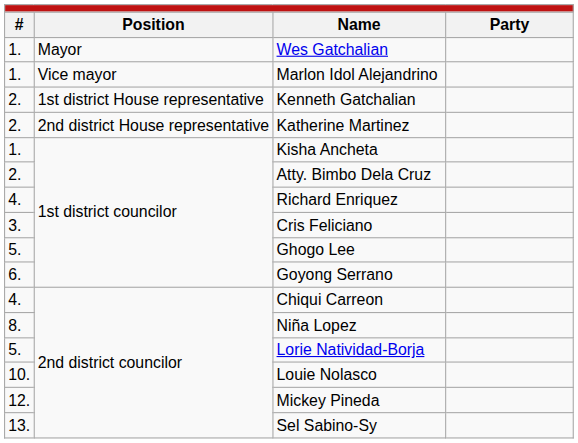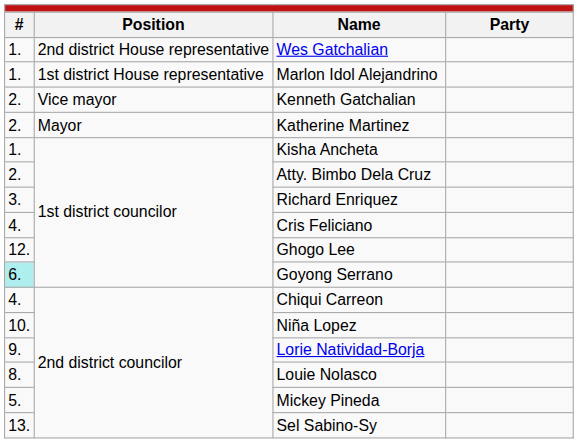(60, 50) Mayor -> (153, 50) 2nd district House representative
(77, 75) Vice mayor -> (151, 75) 1st district House representative
(151, 100) 1st district House representative -> (77, 100) Vice mayor
(153, 125) 2nd district House representative -> (60, 125) Mayor
(15, 200) 4. -> (15, 200) 3.
(15, 225) 3. -> (15, 225) 4.
(15, 250) 5. -> (19, 250) 12.
(15, 275) no background -> (15, 275) paleturquoise background
(15, 325) 8. -> (19, 325) 10.
(15, 350) 5. -> (15, 350) 9.
(19, 375) 10. -> (15, 375) 8.
(19, 400) 12. -> (15, 400) 5.
